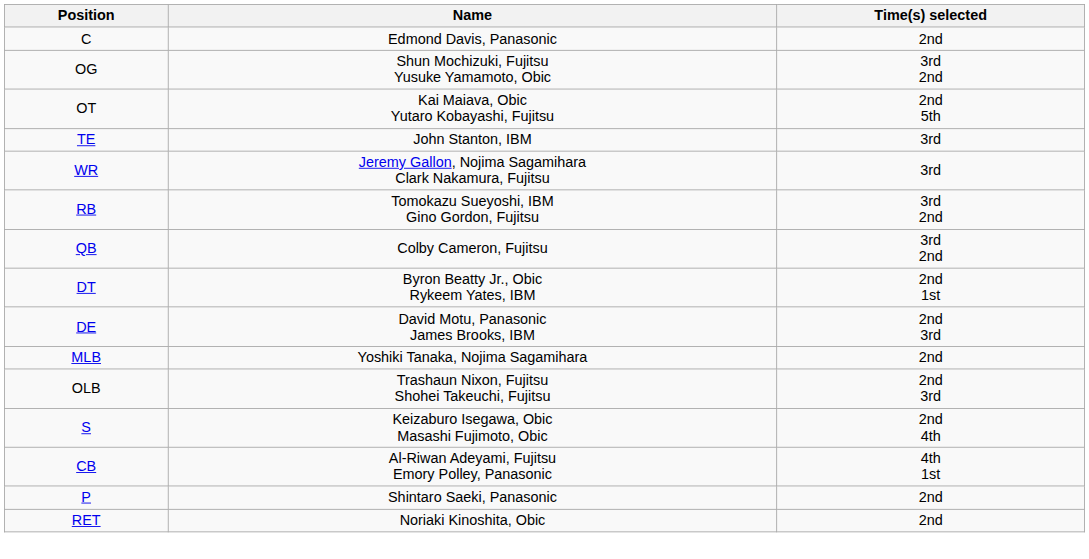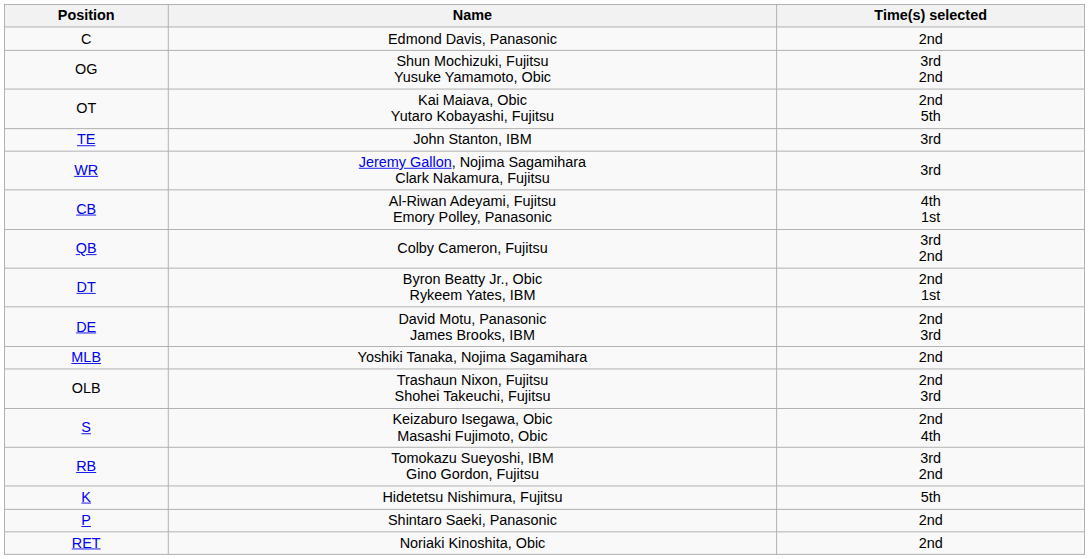rows swapped: (86, 209) <-> (86, 466)
+ row: (86, 497)
